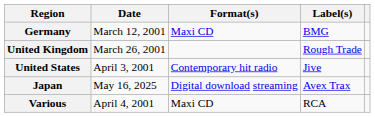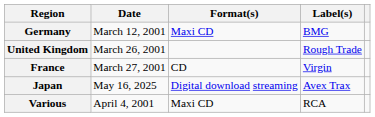+ row: (48, 67)
- row: (48, 67)
